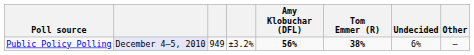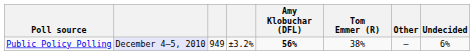columns swapped: (455, 30) <-> (416, 30)
(358, 44) bold -> (358, 44) normal
